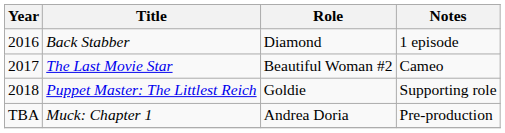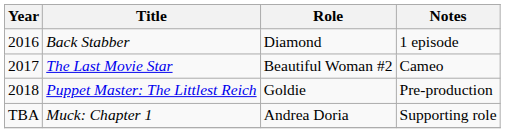(448, 90) Supporting role -> (446, 90) Pre-production
(446, 115) Pre-production -> (448, 115) Supporting role
